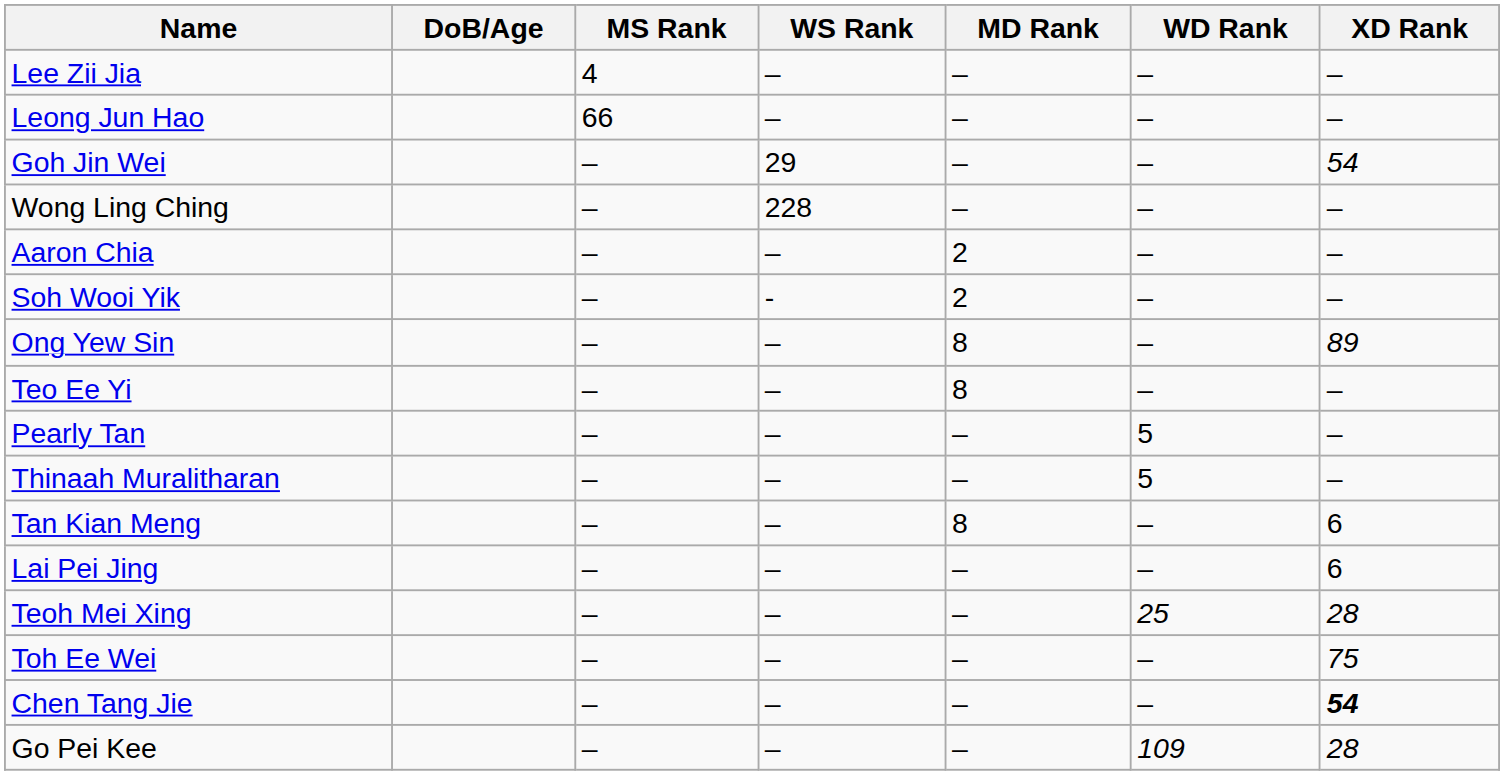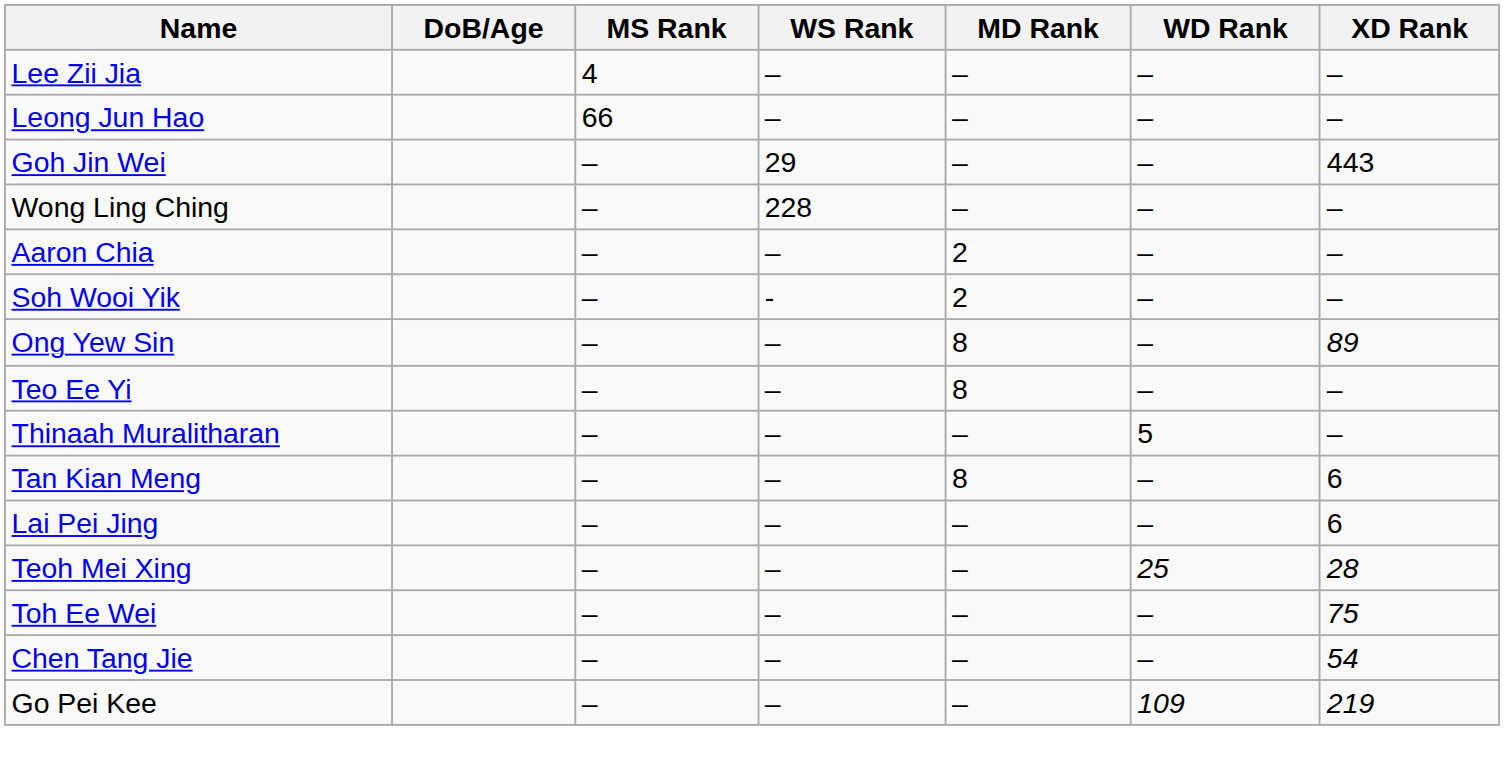(1343, 163) 54 -> (1351, 163) 443
- row: (78, 433)
(1343, 703) bold -> (1343, 658) normal
(1343, 748) 28 -> (1351, 703) 219
